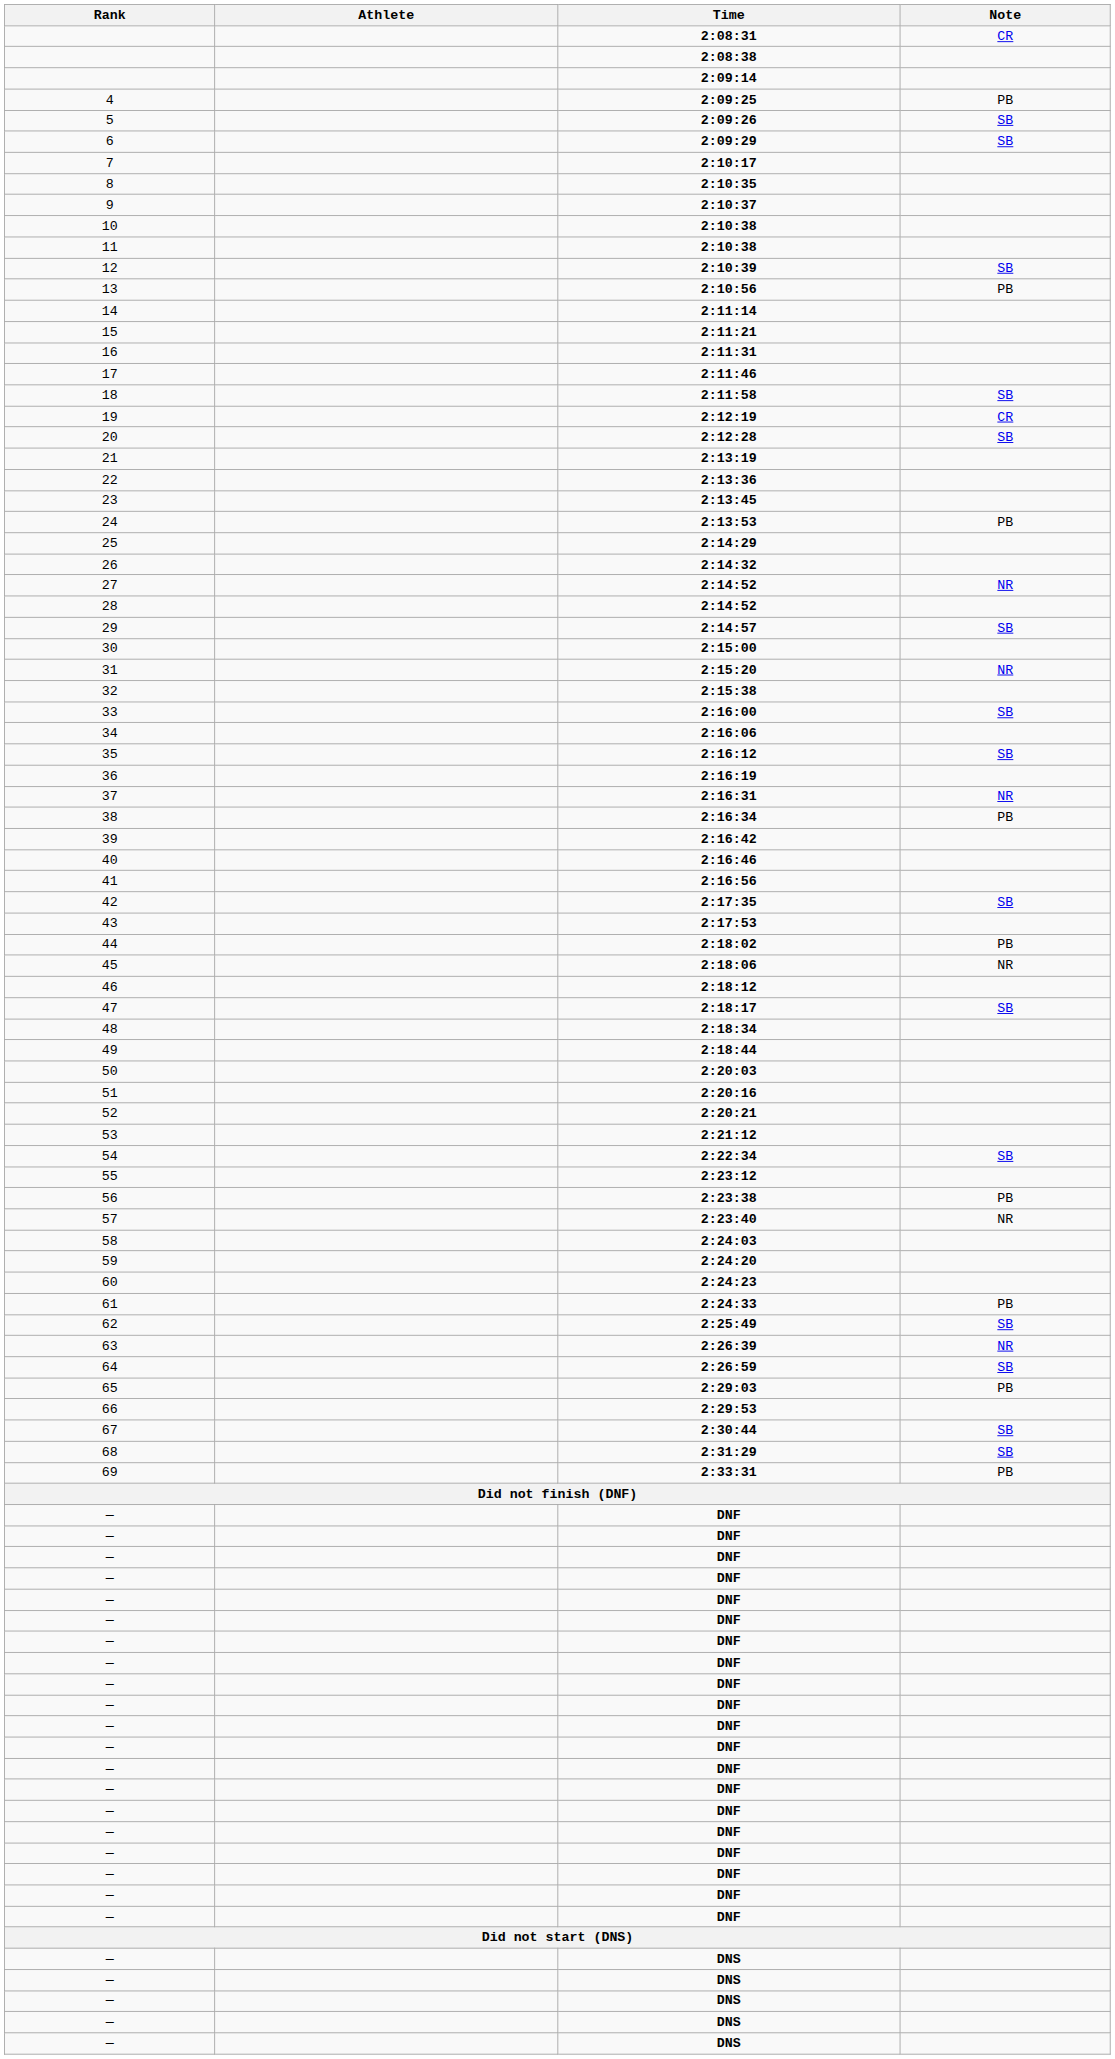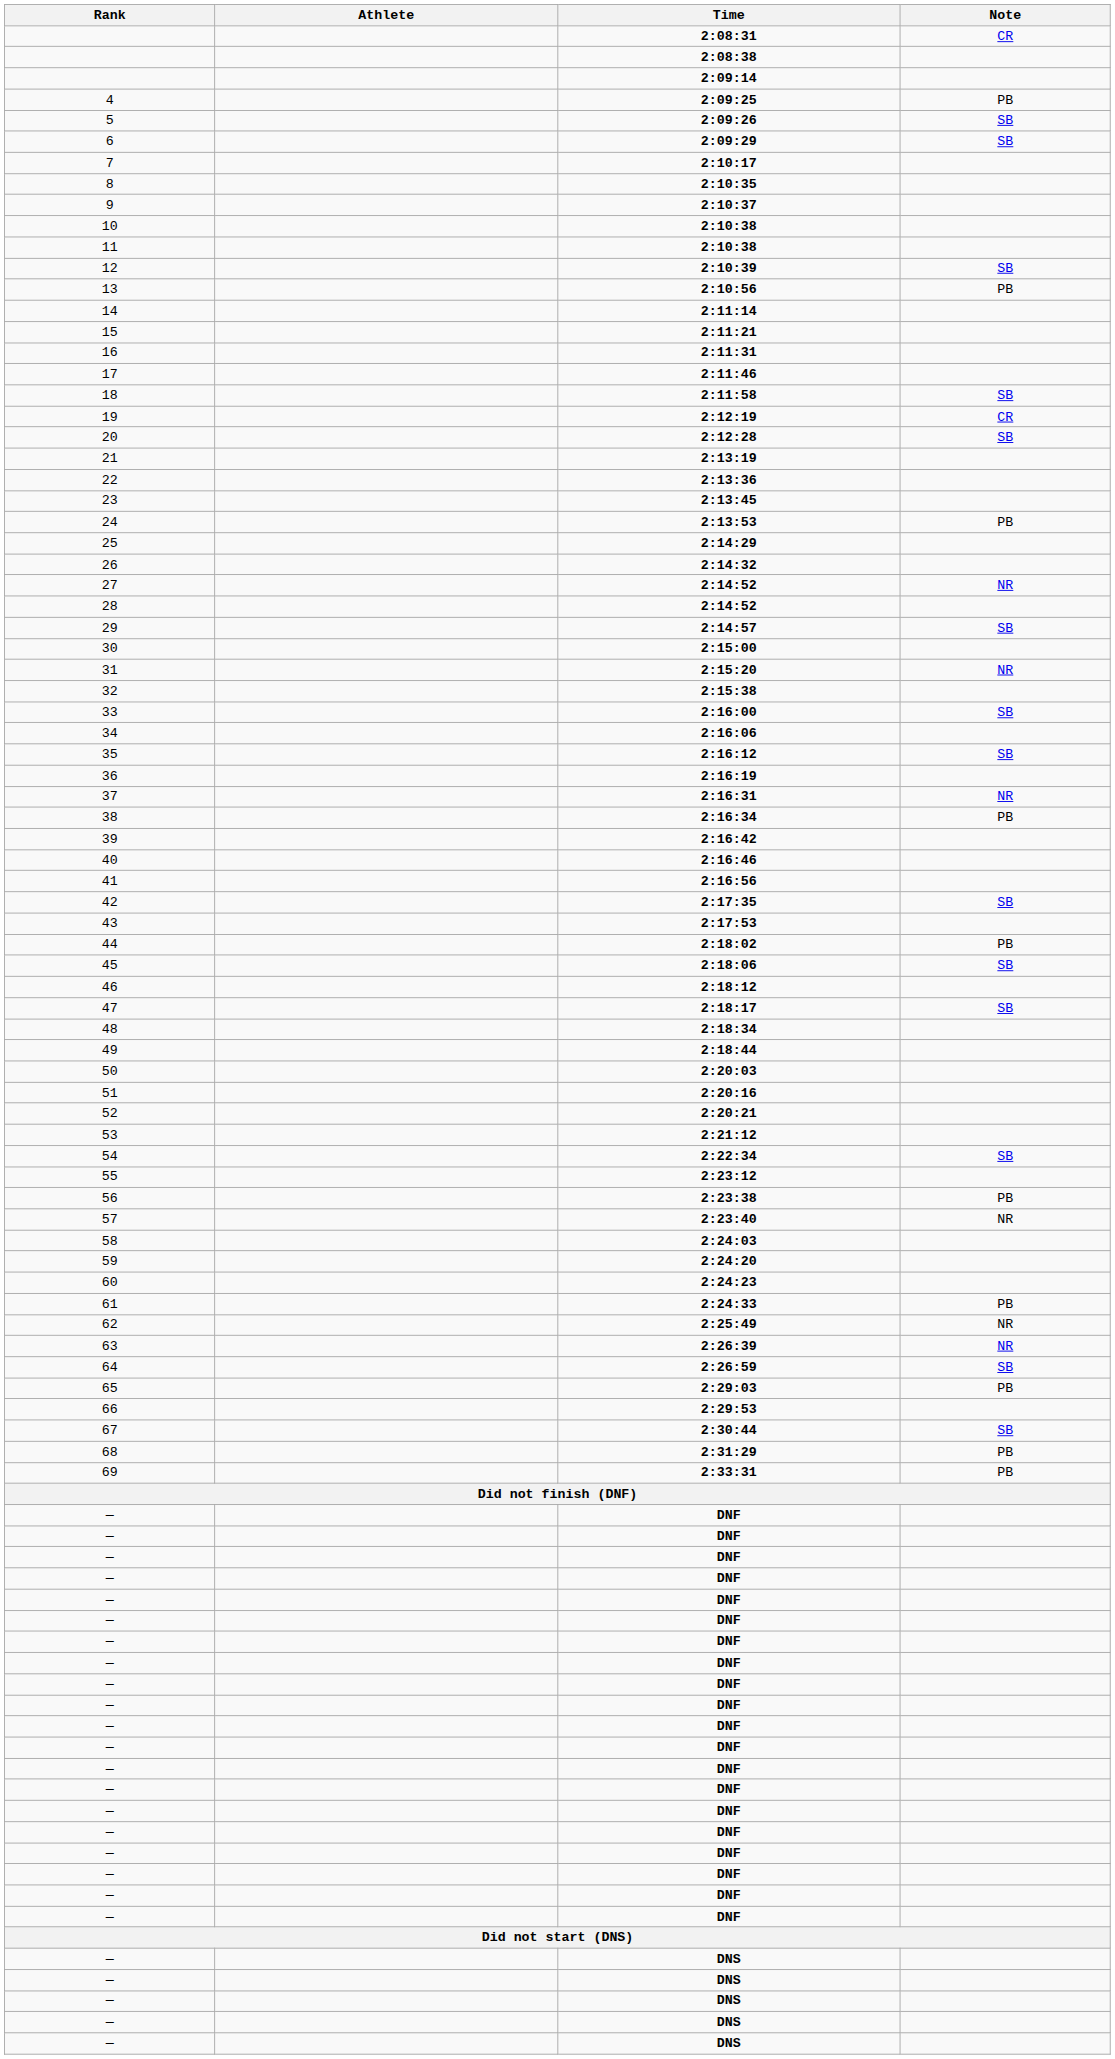(1005, 966) NR -> (1005, 966) SB
(1005, 1325) SB -> (1005, 1325) NR
(1005, 1452) SB -> (1005, 1452) PB
